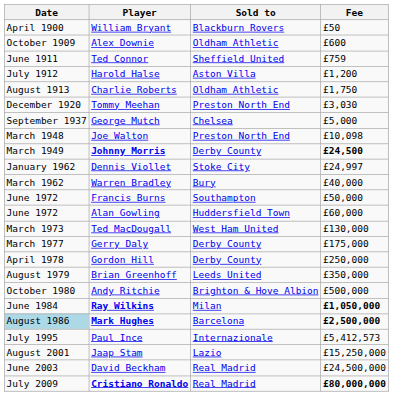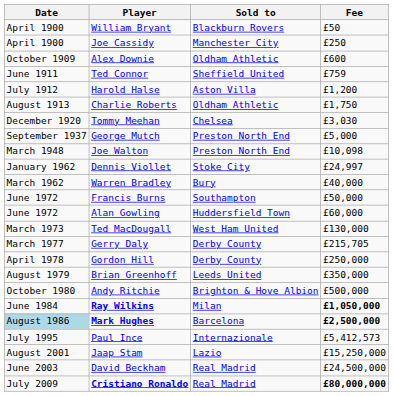+ row: (123, 43)
(241, 105) Preston North End -> (213, 120) Chelsea
(213, 120) Chelsea -> (241, 136) Preston North End
- row: (128, 151)
(346, 244) £175,000 -> (346, 244) £215,705
